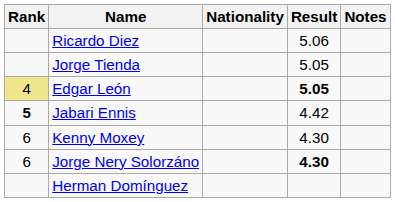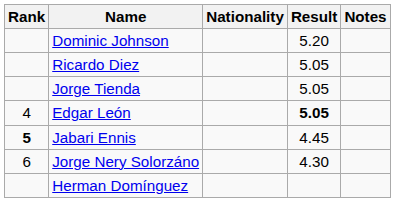+ row: (110, 41)
(314, 41) 5.06 -> (314, 65) 5.05
(27, 89) khaki background -> (27, 113) no background
(314, 113) 4.42 -> (314, 137) 4.45
- row: (98, 137)
(314, 161) bold -> (314, 161) normal
